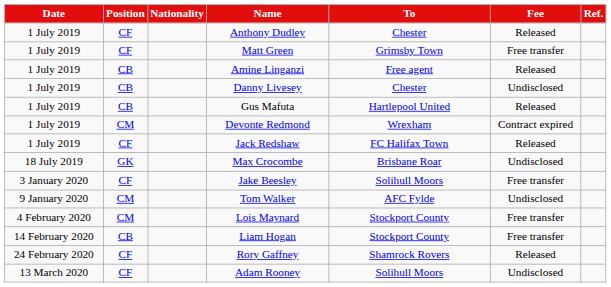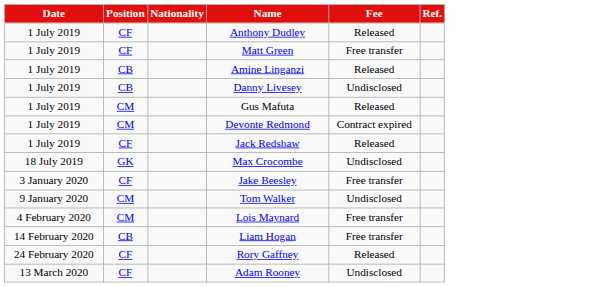- column: (409, 14)
(125, 106) CB -> (125, 106) CM
